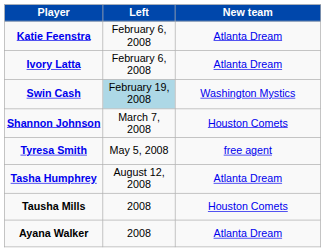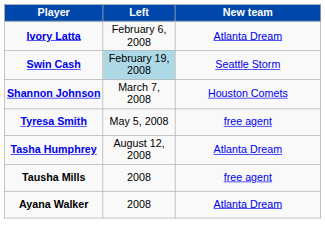- row: (54, 36)
(248, 94) Washington Mystics -> (248, 65) Seattle Storm
(248, 207) Houston Comets -> (248, 177) free agent
